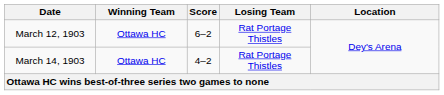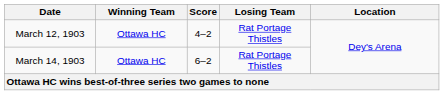(203, 33) 6–2 -> (203, 33) 4–2
(203, 60) 4–2 -> (203, 60) 6–2
